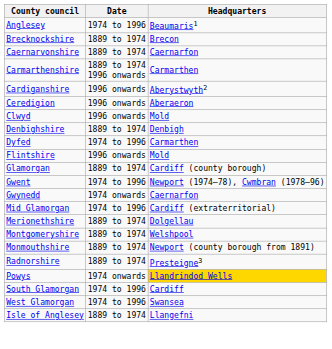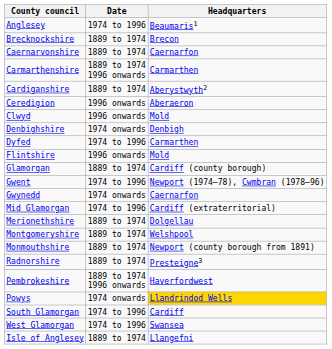(117, 89) 1996 onwards -> (117, 89) 1889 to 1974
(117, 129) 1889 to 1974 -> (117, 129) 1974 onwards
+ row: (38, 281)
